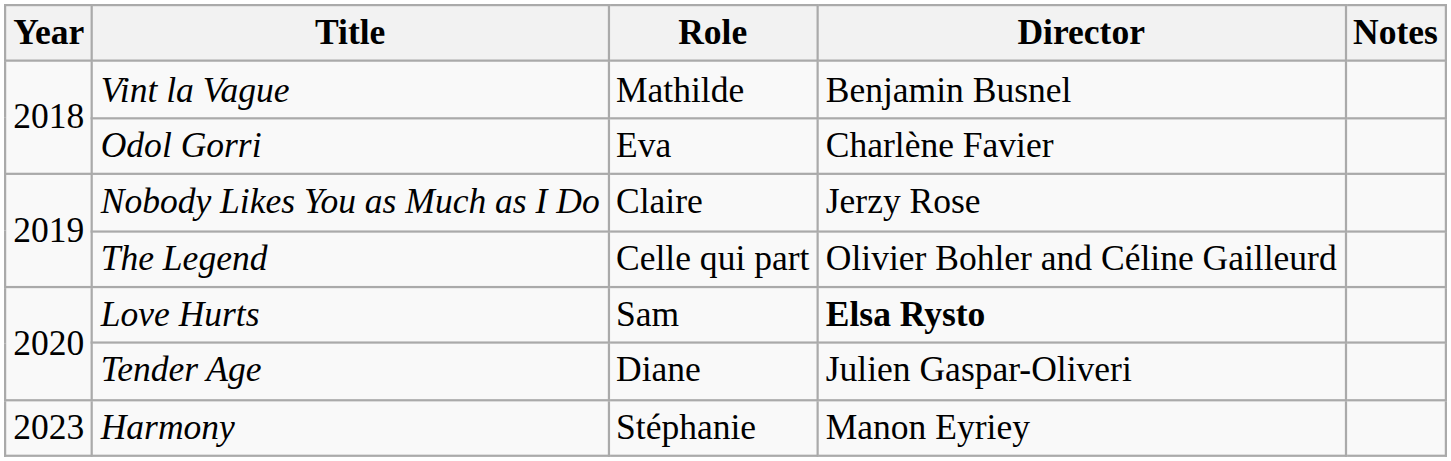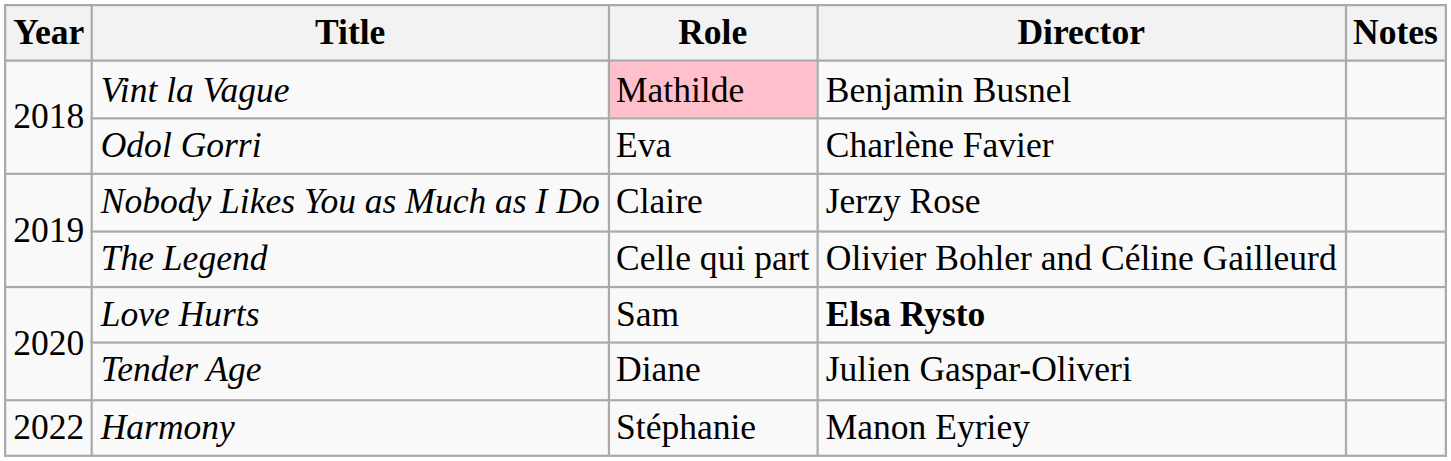(680, 88) no background -> (680, 88) pink background
(49, 426) 2023 -> (49, 426) 2022
